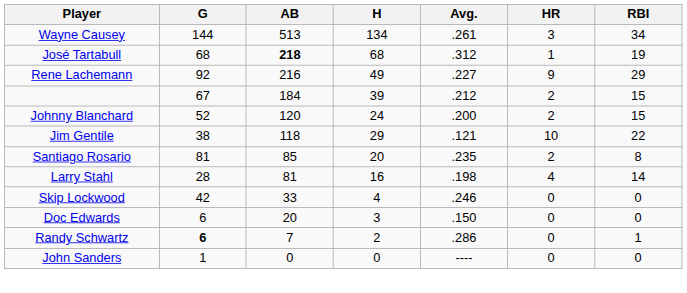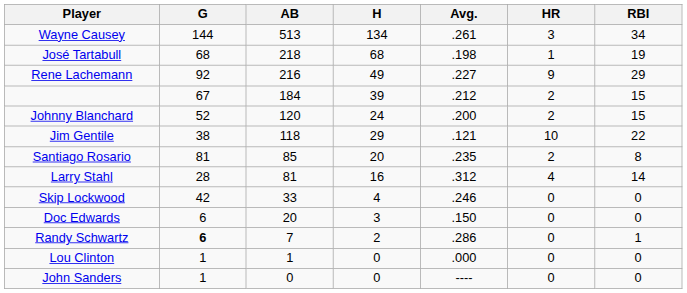(290, 55) bold -> (290, 55) normal
(464, 55) .312 -> (464, 55) .198
(464, 177) .198 -> (464, 177) .312
+ row: (82, 258)
